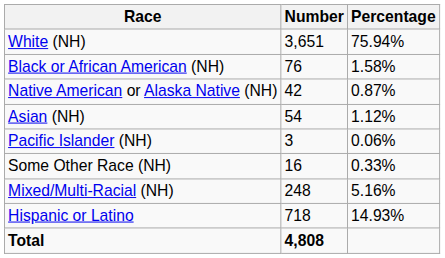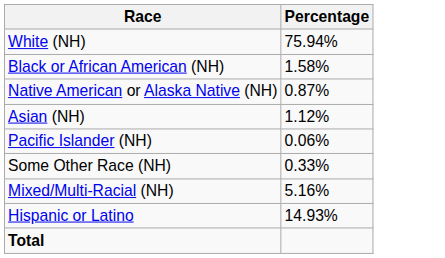- column: (314, 16)
